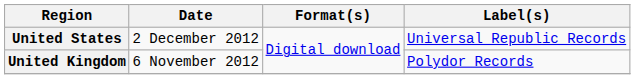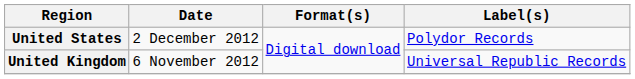(517, 39) Universal Republic Records -> (470, 39) Polydor Records
(470, 62) Polydor Records -> (517, 62) Universal Republic Records
